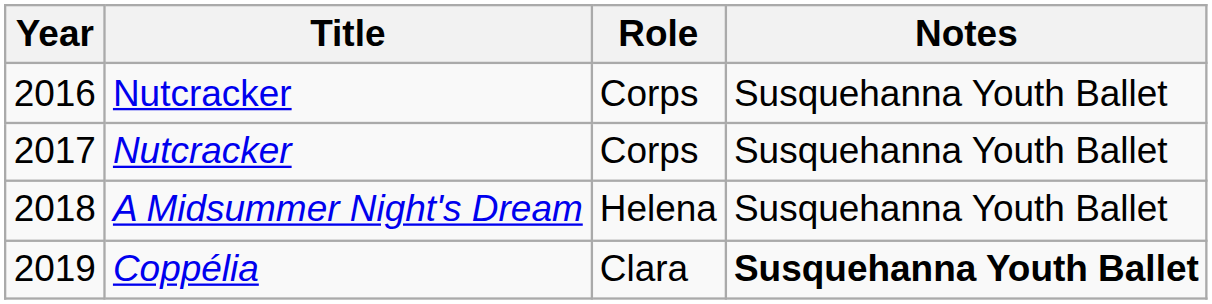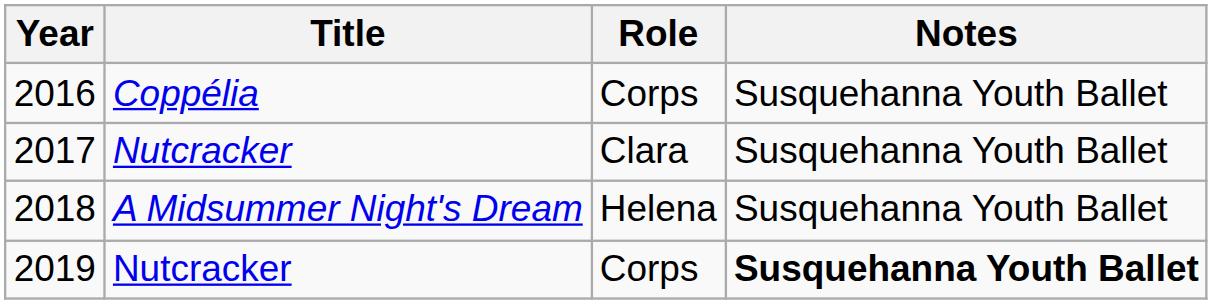(202, 92) Nutcracker -> (186, 92) Coppélia
(649, 151) Corps -> (644, 151) Clara
(186, 268) Coppélia -> (202, 268) Nutcracker
(644, 268) Clara -> (649, 268) Corps
